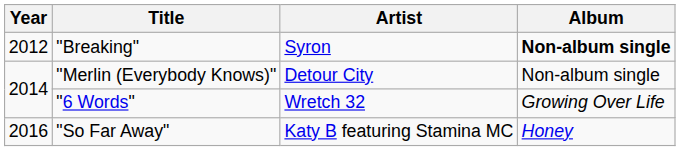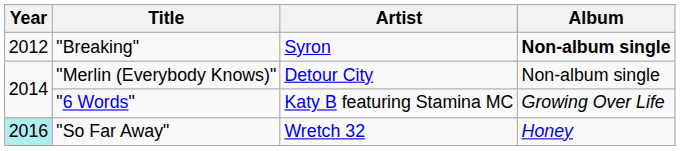(325, 103) Wretch 32 -> (399, 103) Katy B featuring Stamina MC
(28, 131) no background -> (28, 131) paleturquoise background
(399, 131) Katy B featuring Stamina MC -> (325, 131) Wretch 32
